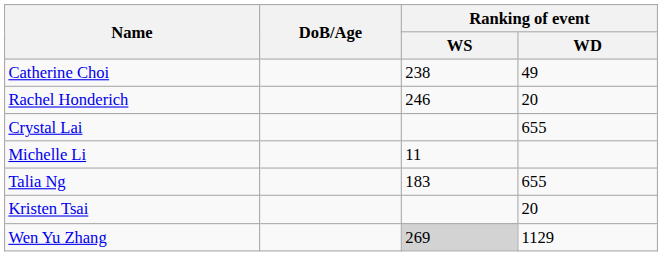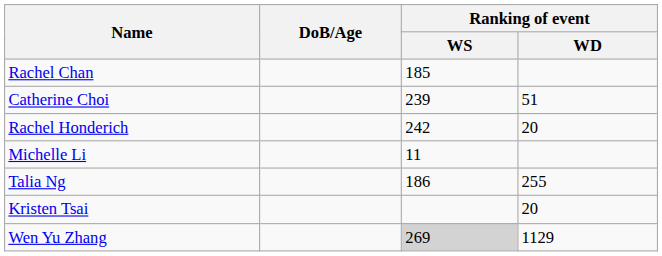+ row: (51, 72)
(418, 72) 238 -> (418, 100) 239
(530, 72) 49 -> (530, 100) 51
(418, 100) 246 -> (418, 127) 242
- row: (45, 127)
(418, 182) 183 -> (418, 182) 186
(534, 182) 655 -> (534, 182) 255
